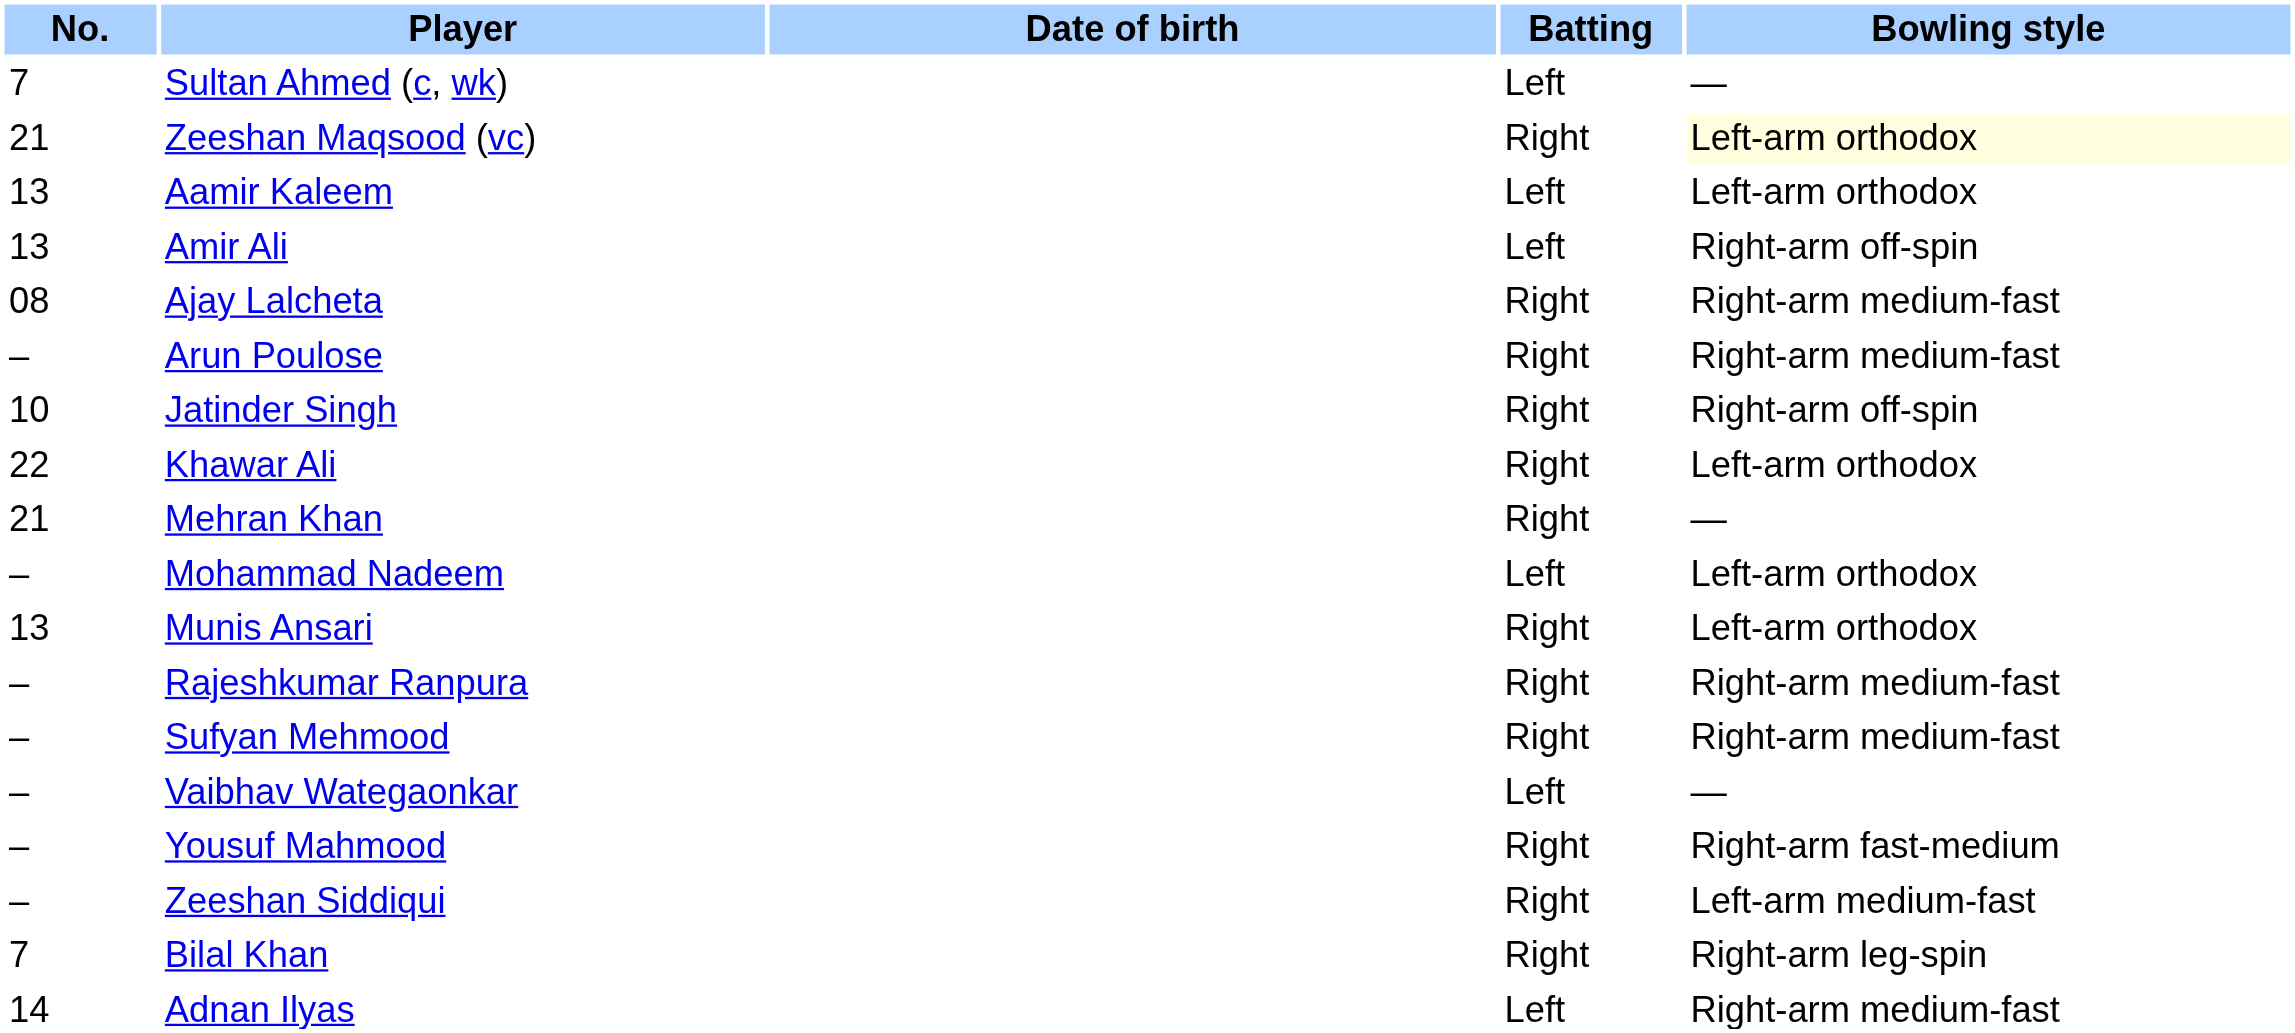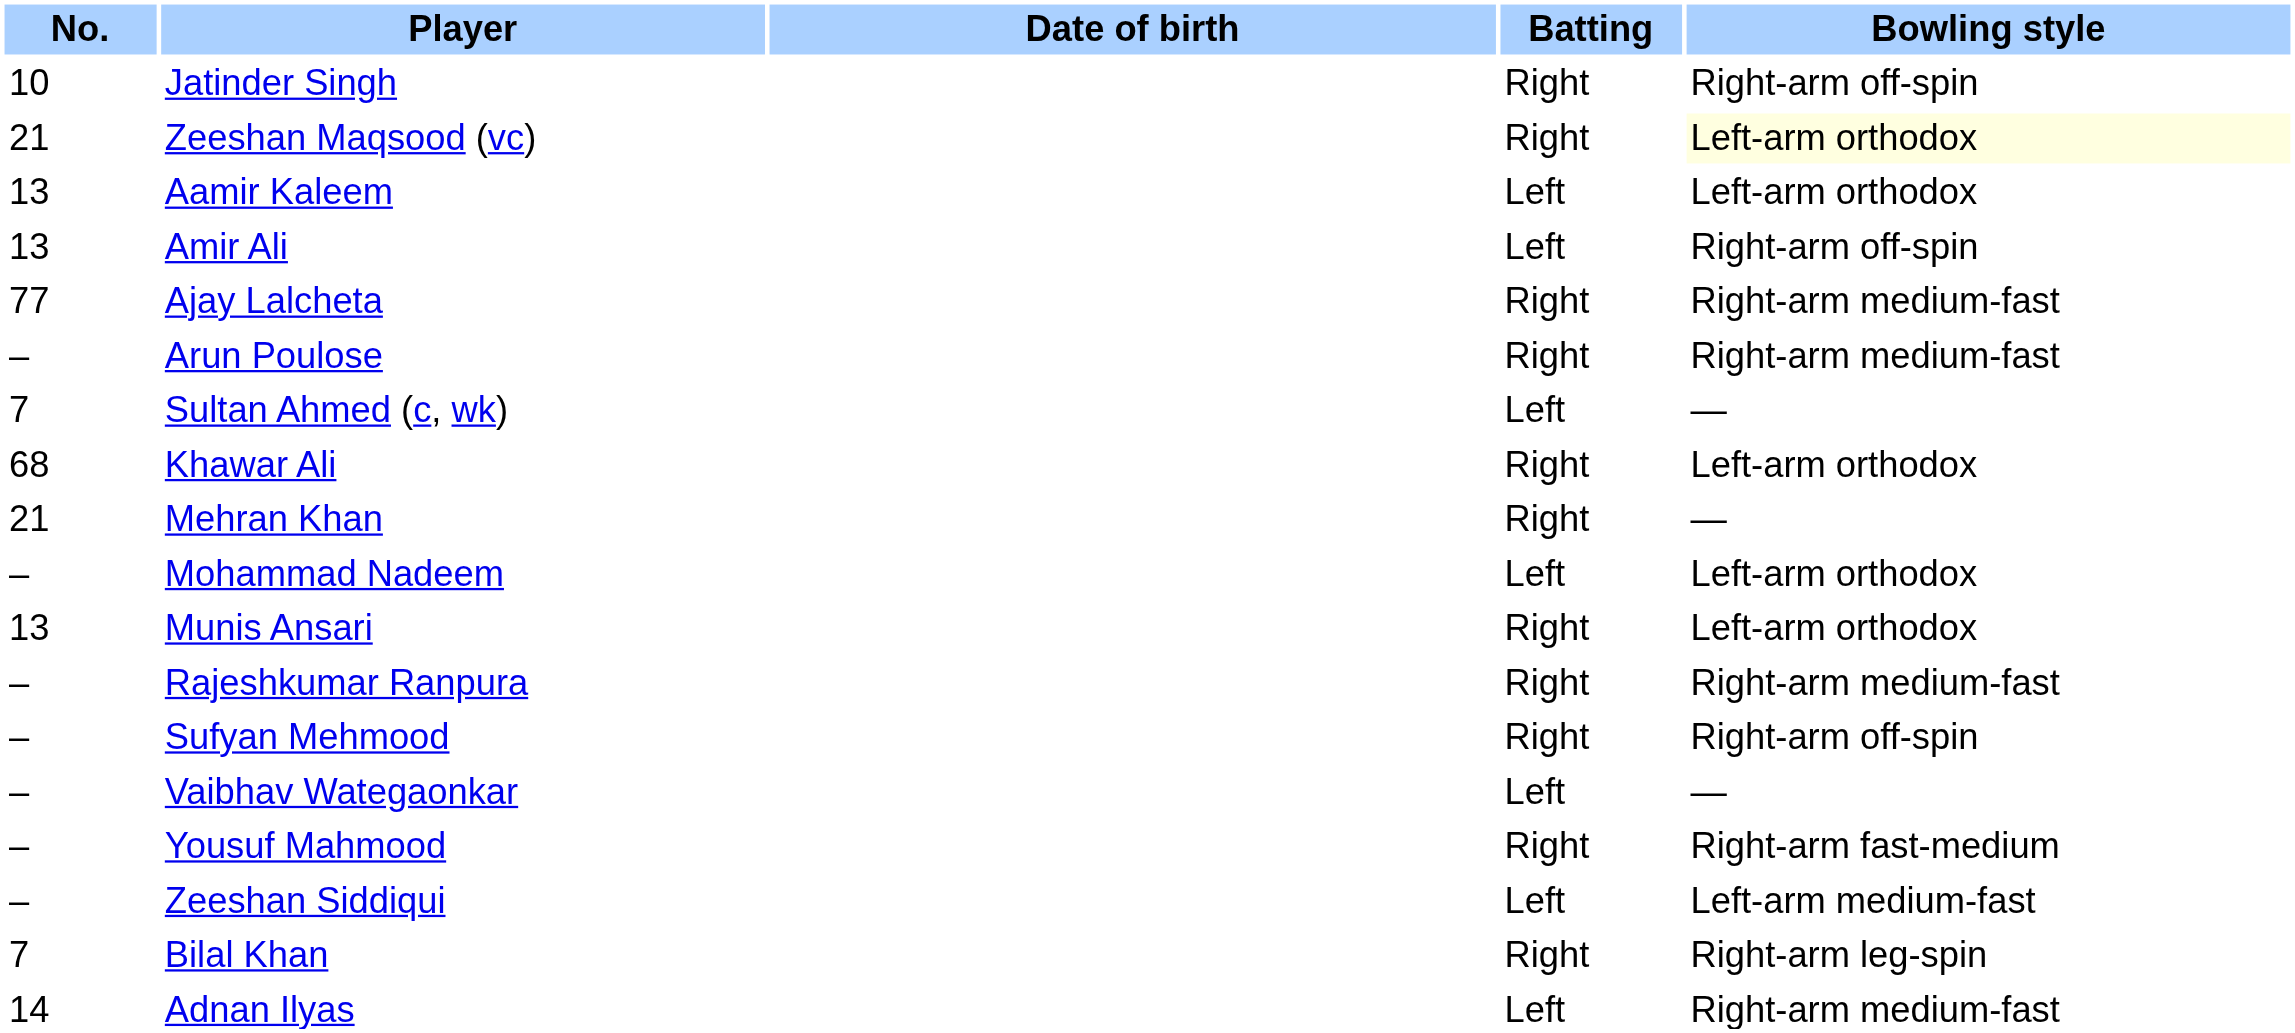rows swapped: (336, 83) <-> (281, 410)
(29, 301) 08 -> (29, 301) 77
(29, 464) 22 -> (29, 464) 68
(1875, 737) Right-arm medium-fast -> (1834, 737) Right-arm off-spin
(1547, 900) Right -> (1535, 900) Left
